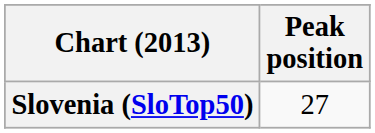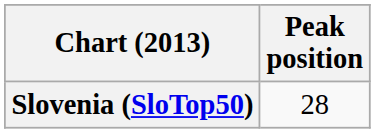(315, 104) 27 -> (315, 104) 28
